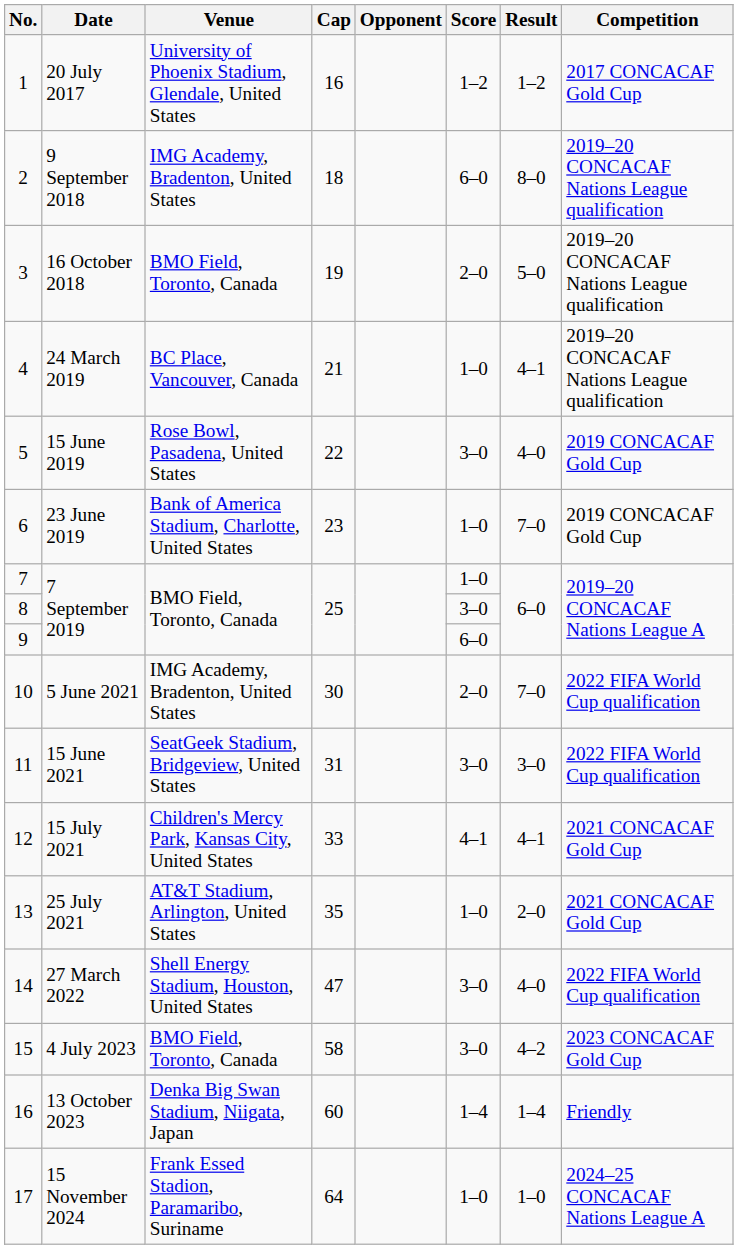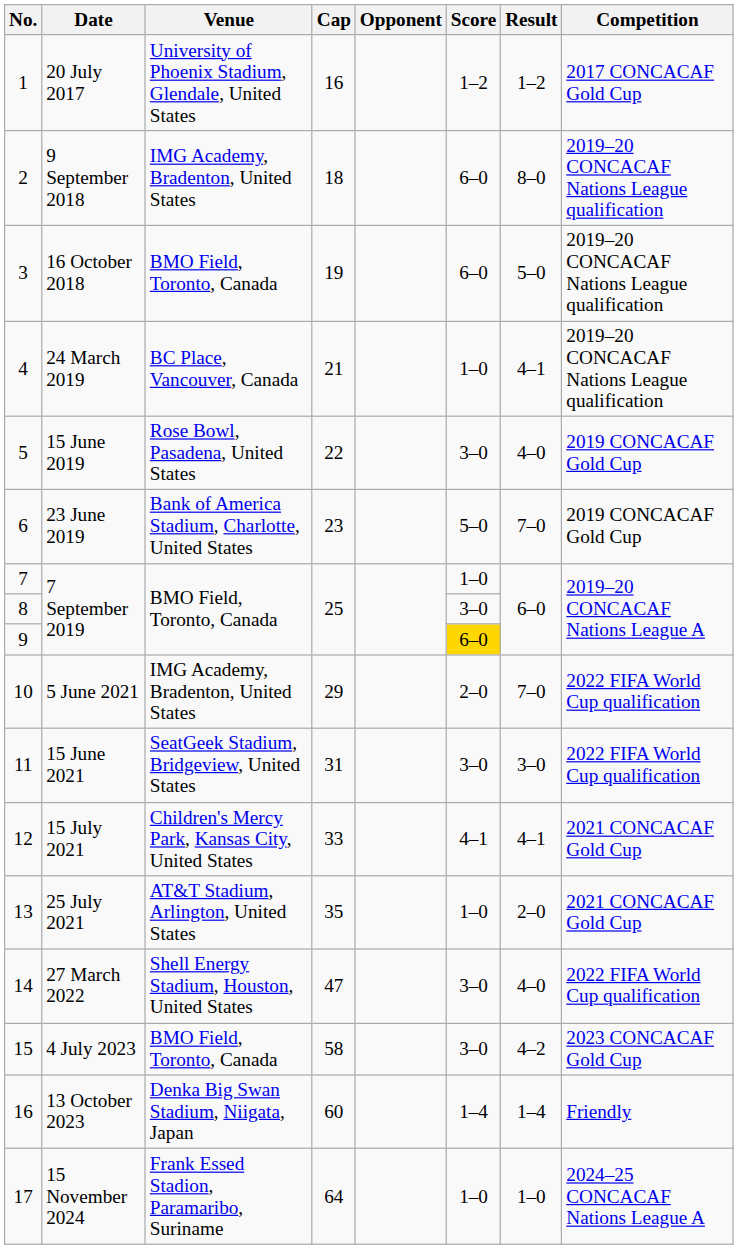(474, 273) 2–0 -> (474, 273) 6–0
(474, 526) 1–0 -> (474, 526) 5–0
(474, 639) no background -> (474, 639) gold background
(334, 691) 30 -> (334, 691) 29
